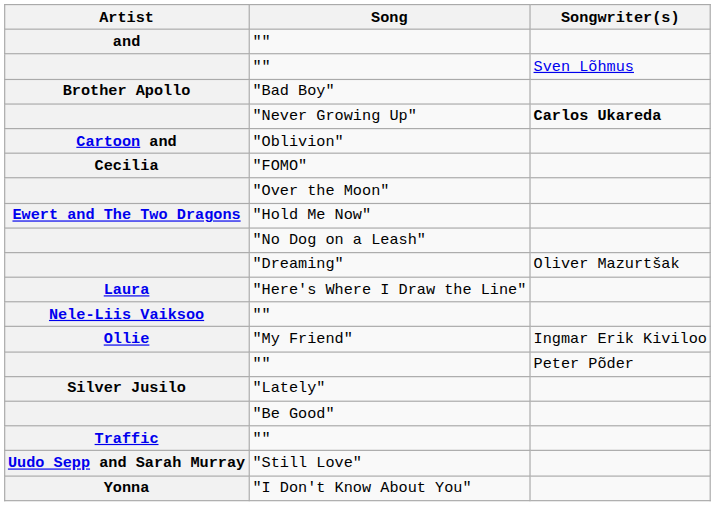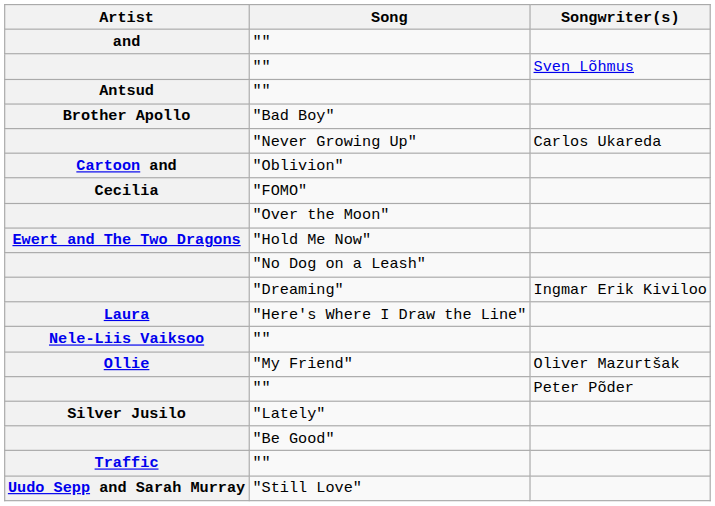+ row: (127, 91)
(597, 116) bold -> (597, 141) normal
(607, 265) Oliver Mazurtšak -> (620, 290) Ingmar Erik Kiviloo
(620, 339) Ingmar Erik Kiviloo -> (607, 364) Oliver Mazurtšak
- row: (127, 488)
